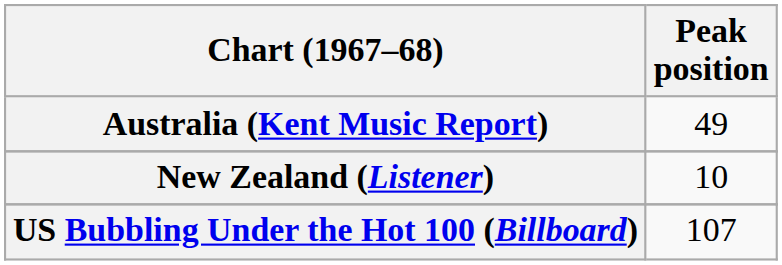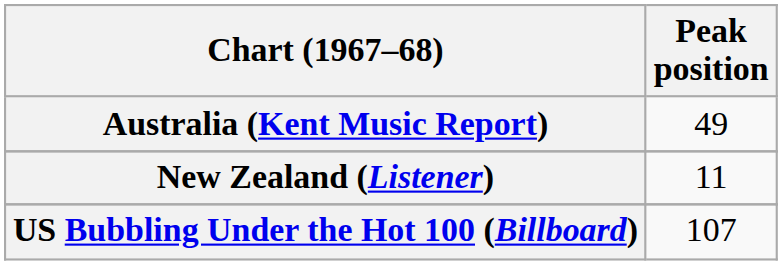(711, 177) 10 -> (711, 177) 11
